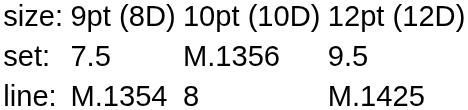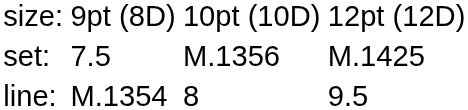(348, 56) 9.5 -> (376, 56) M.1425
(376, 96) M.1425 -> (348, 96) 9.5
